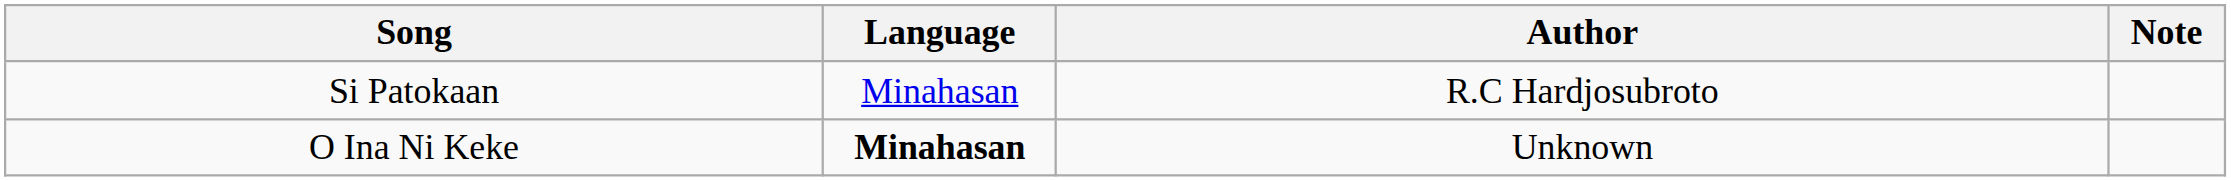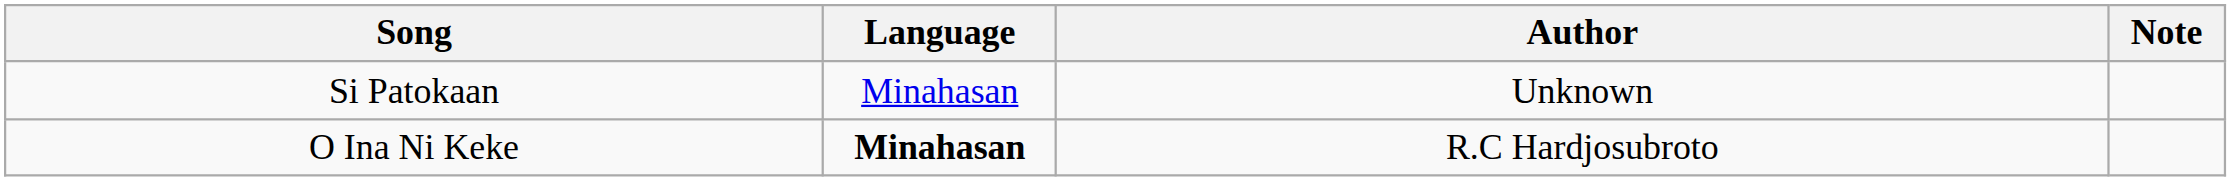(1582, 89) R.C Hardjosubroto -> (1582, 89) Unknown
(1582, 146) Unknown -> (1582, 146) R.C Hardjosubroto
